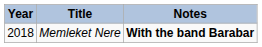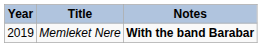(20, 33) 2018 -> (20, 33) 2019
